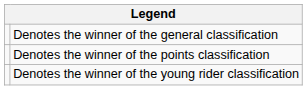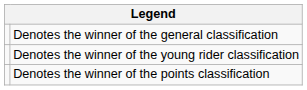rows swapped: (141, 54) <-> (156, 74)
